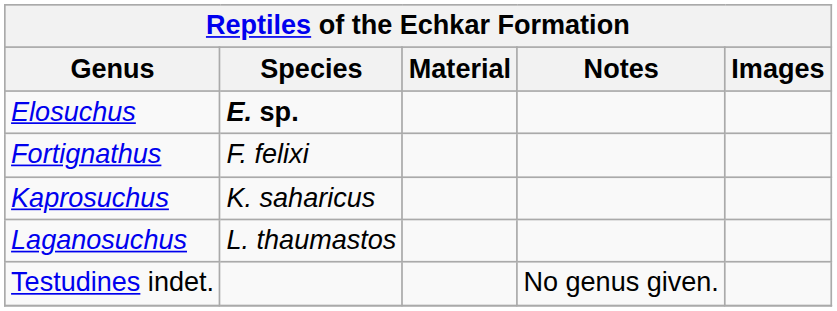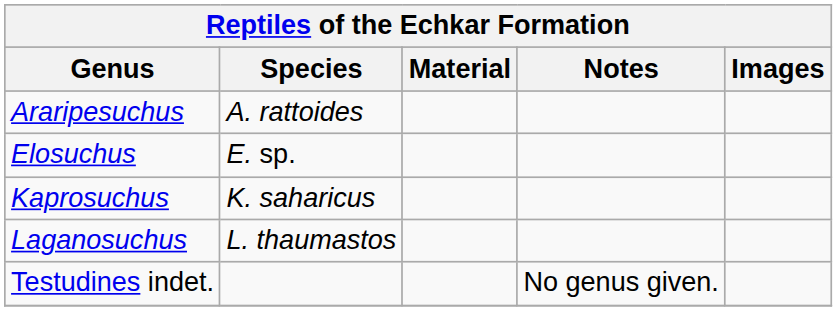+ row: (98, 111)
(263, 111) bold -> (261, 154) normal
- row: (86, 154)
